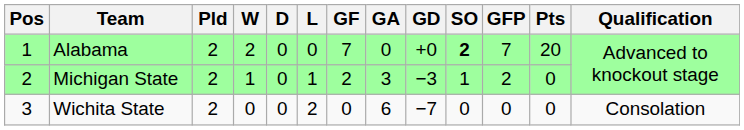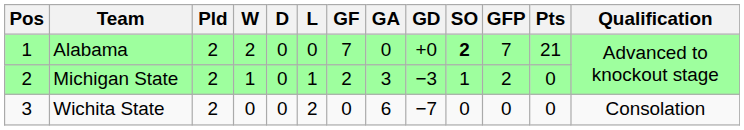(550, 49) 20 -> (550, 49) 21
